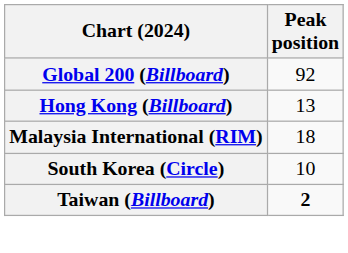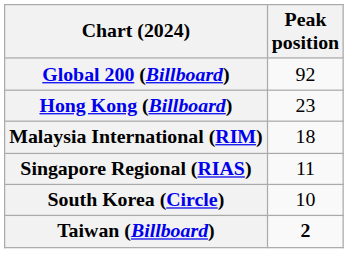(305, 105) 13 -> (305, 105) 23
+ row: (136, 168)
